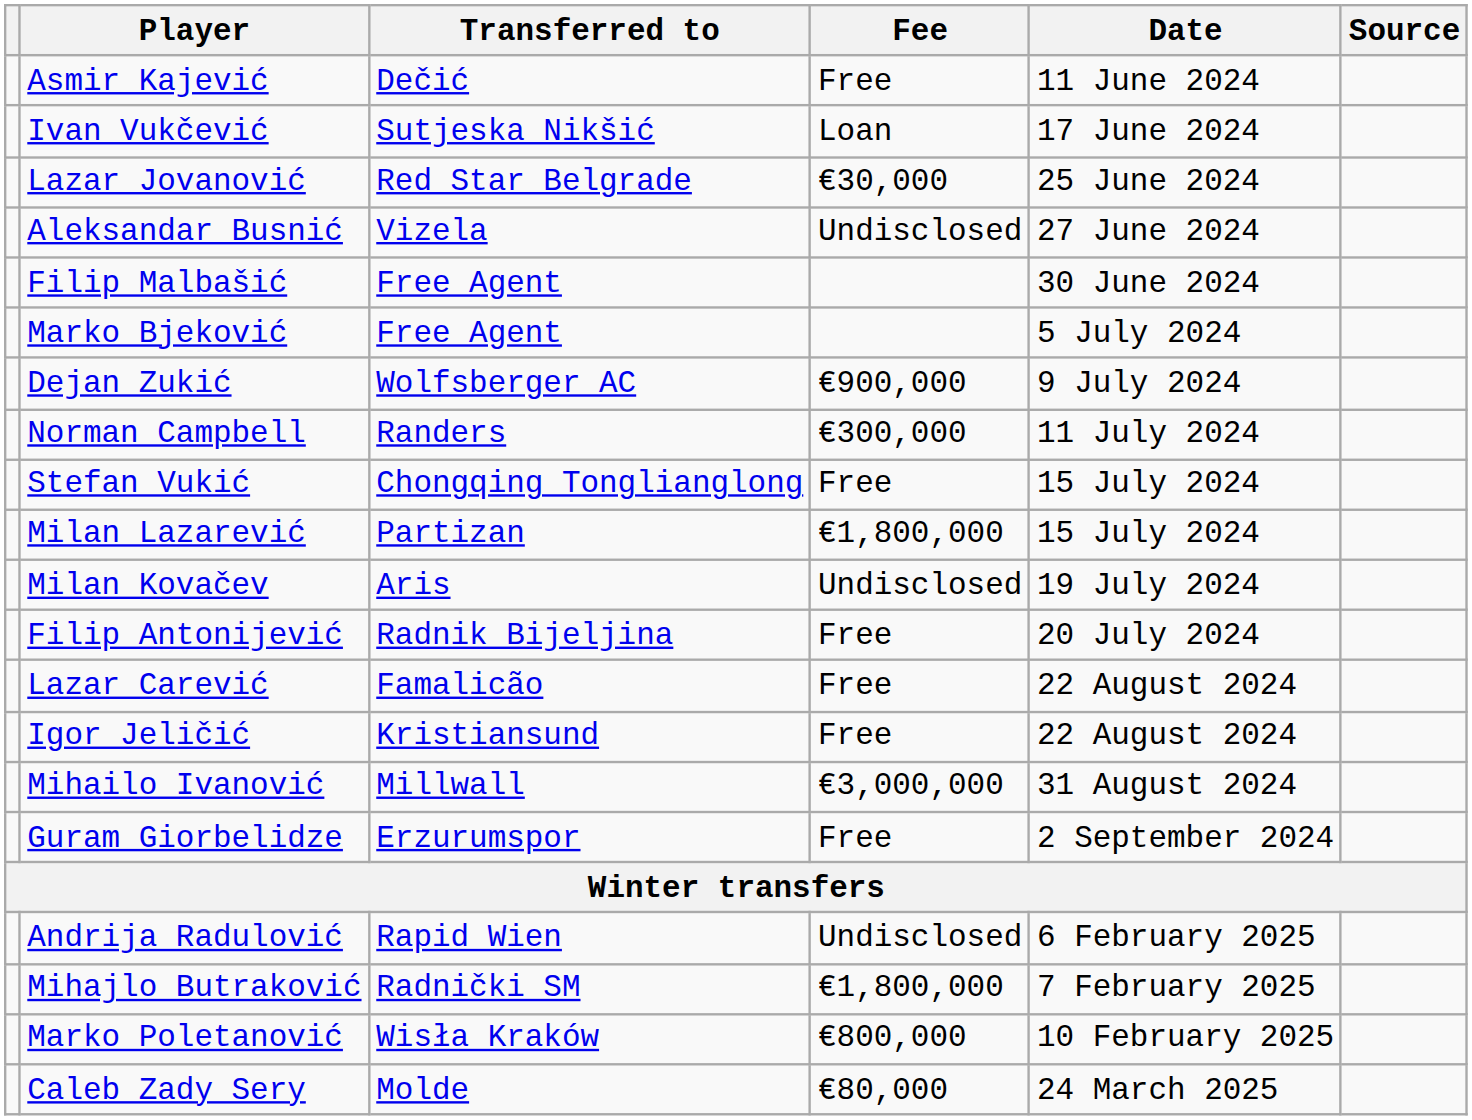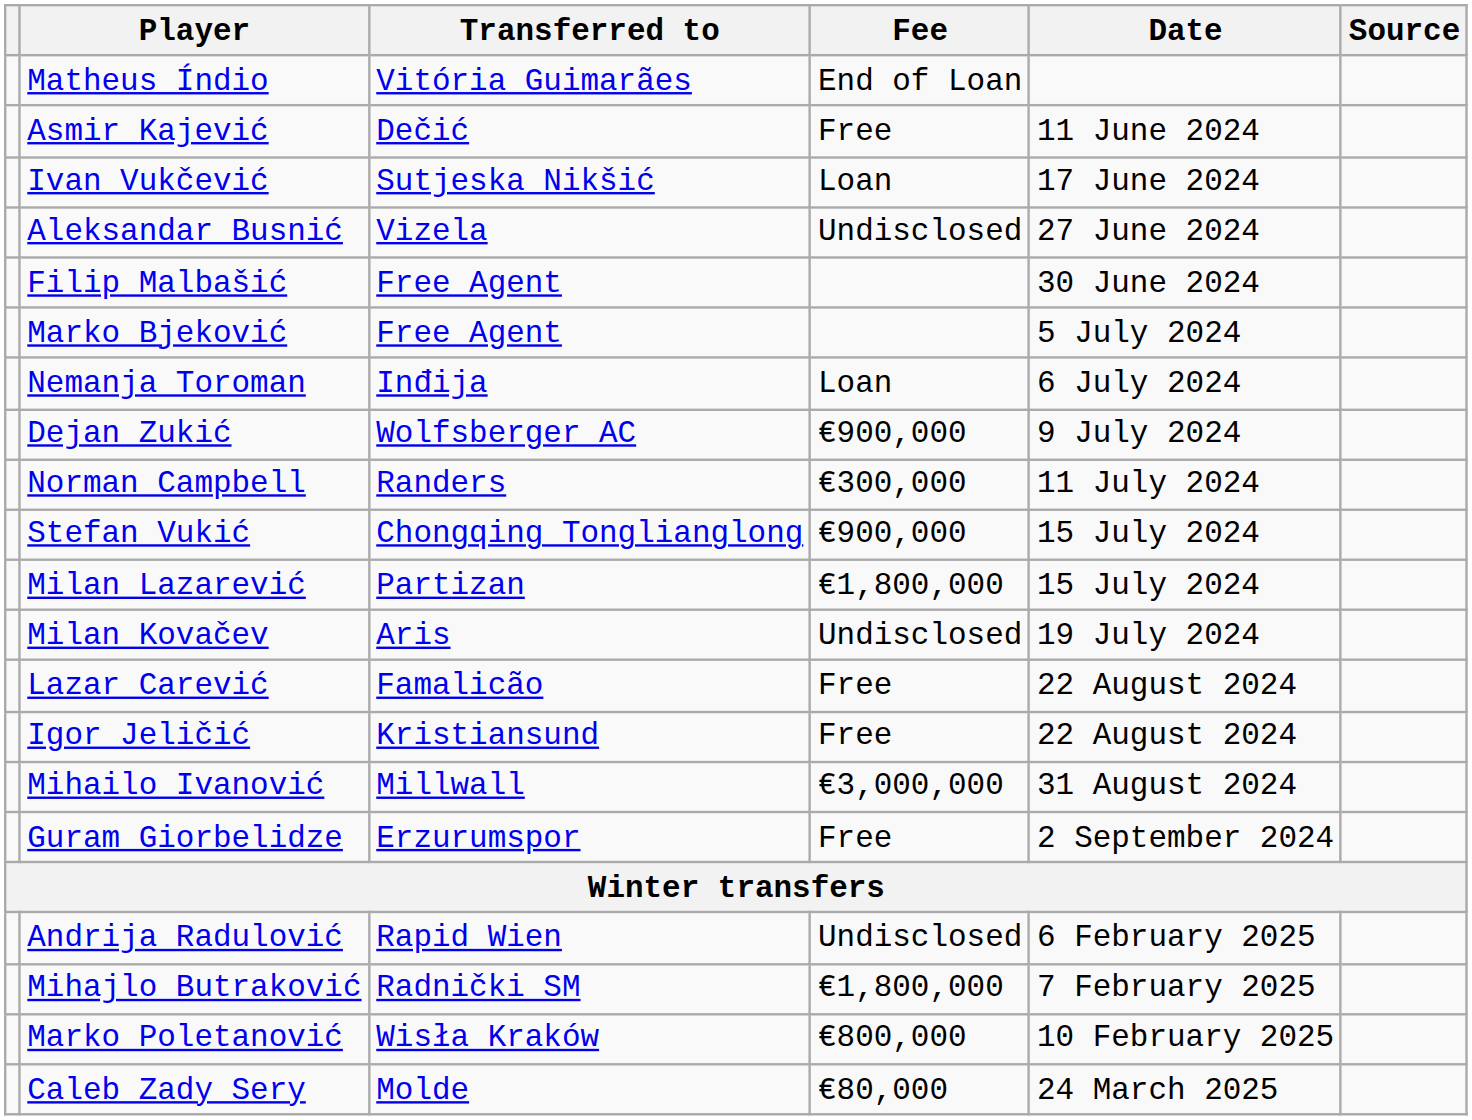+ row: (148, 81)
- row: (167, 182)
+ row: (167, 383)
(855, 484) Free -> (892, 535) €900,000
- row: (185, 636)
